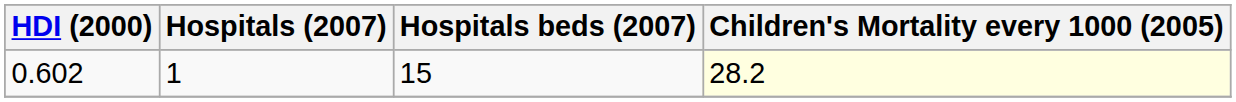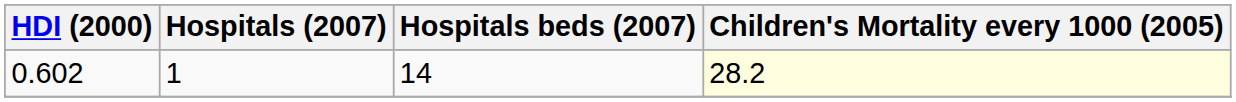(416, 73) 15 -> (416, 73) 14
